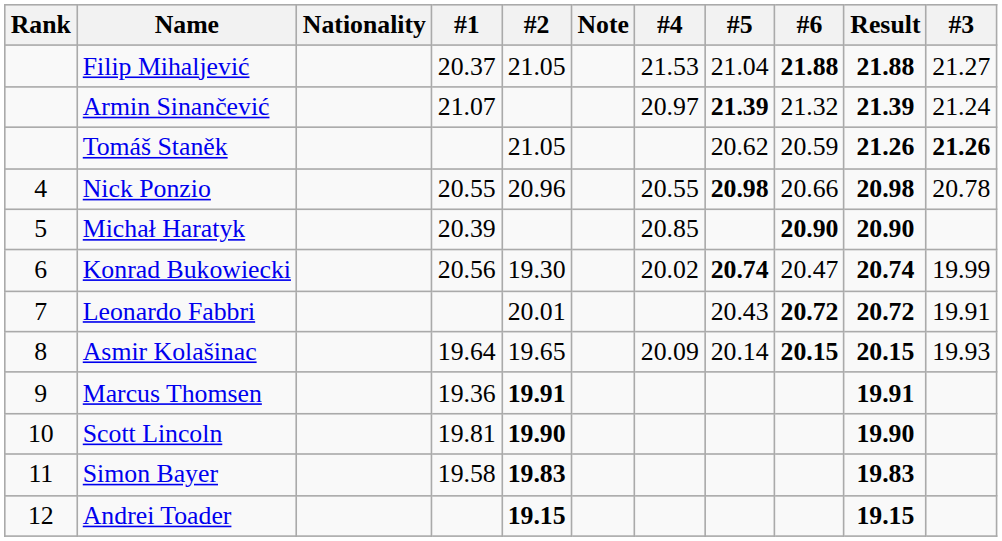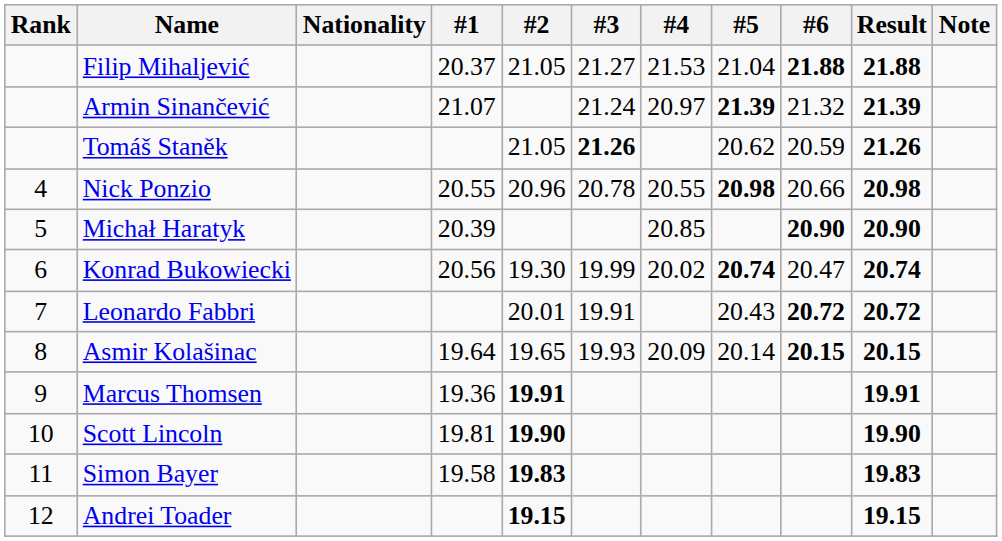columns swapped: (961, 24) <-> (603, 24)
